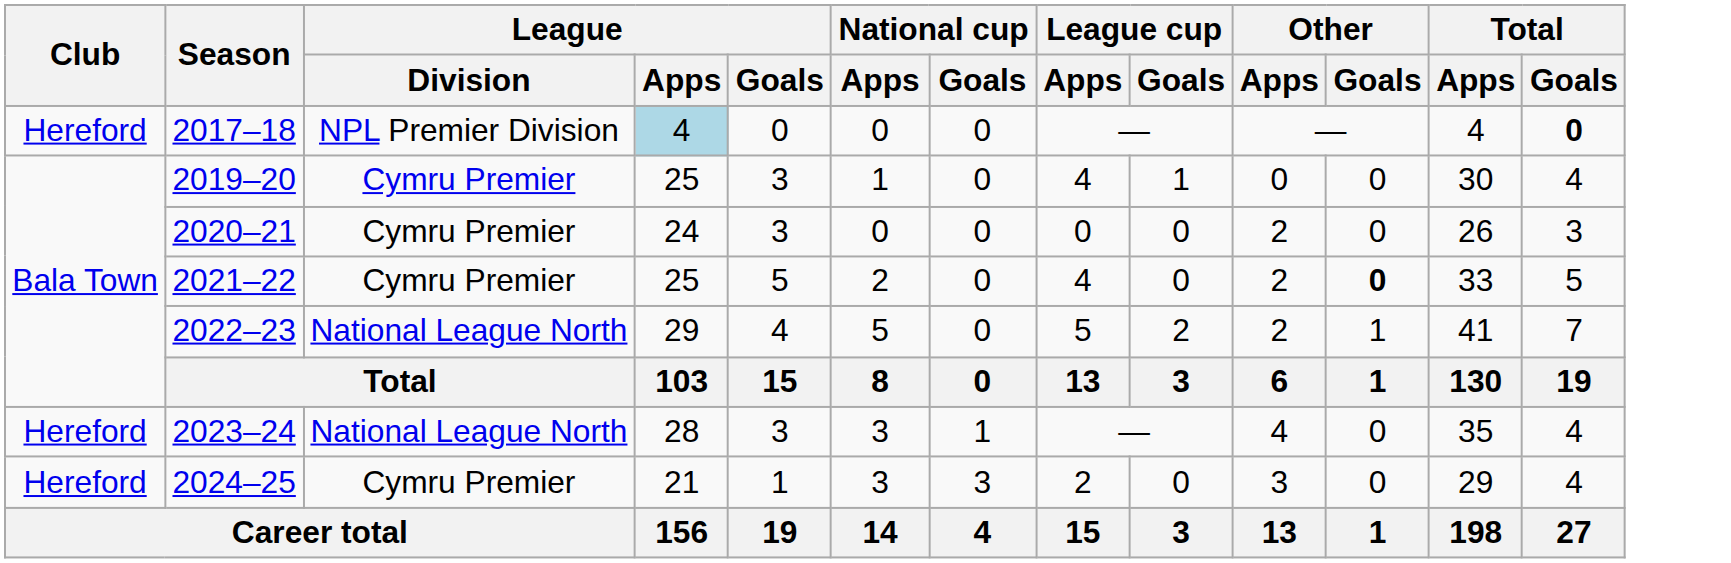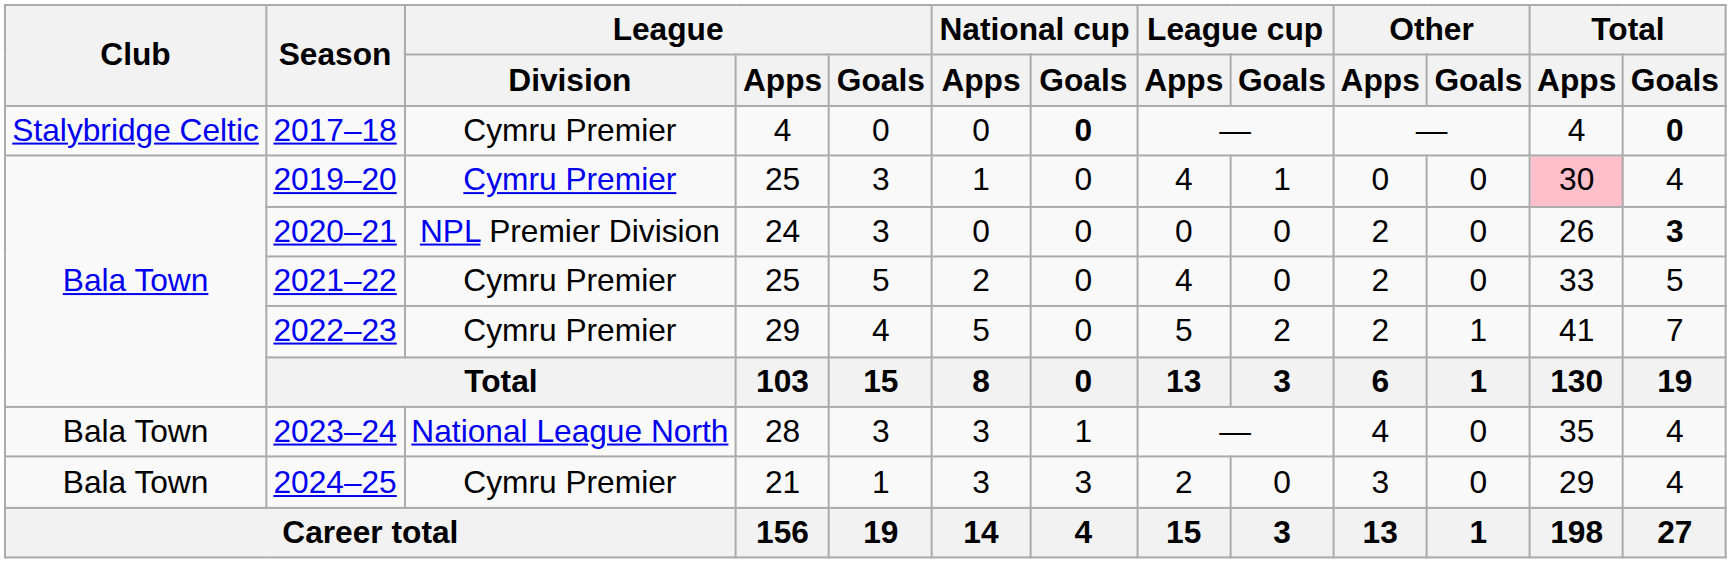(85, 130) Hereford -> (136, 130) Stalybridge Celtic
(469, 130) NPL Premier Division -> (570, 130) Cymru Premier
(682, 130) lightblue background -> (783, 130) no background
(982, 130) normal -> (1083, 130) bold
(1476, 180) no background -> (1577, 180) pink background
(469, 230) Cymru Premier -> (570, 230) NPL Premier Division
(1574, 230) normal -> (1675, 230) bold
(1378, 280) bold -> (1478, 280) normal
(469, 331) National League North -> (570, 331) Cymru Premier
(85, 431) Hereford -> (136, 431) Bala Town
(85, 481) Hereford -> (136, 481) Bala Town
